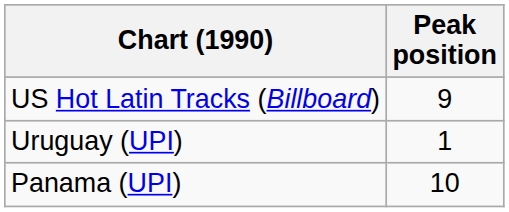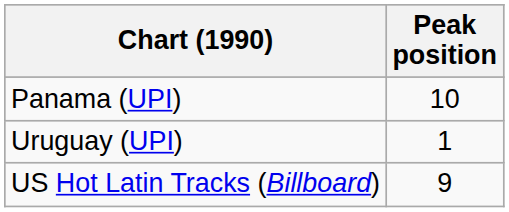rows swapped: (96, 183) <-> (196, 98)
